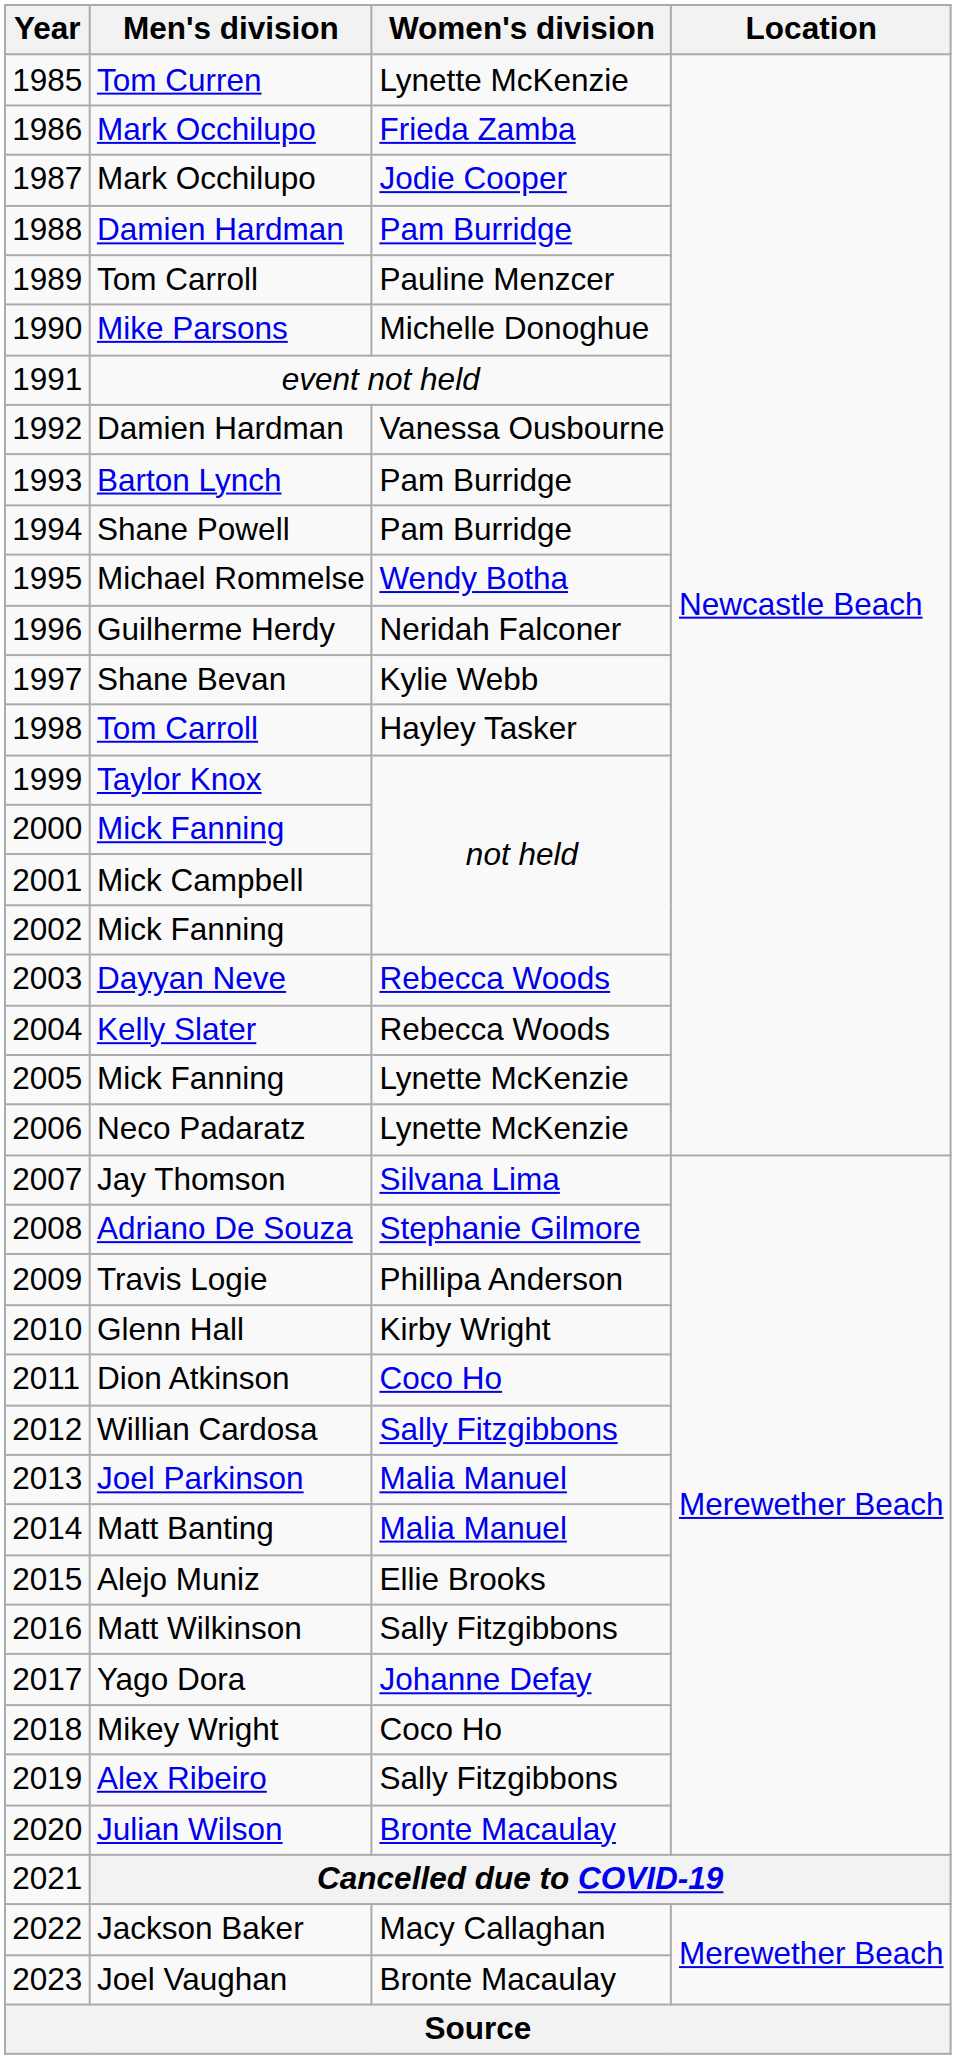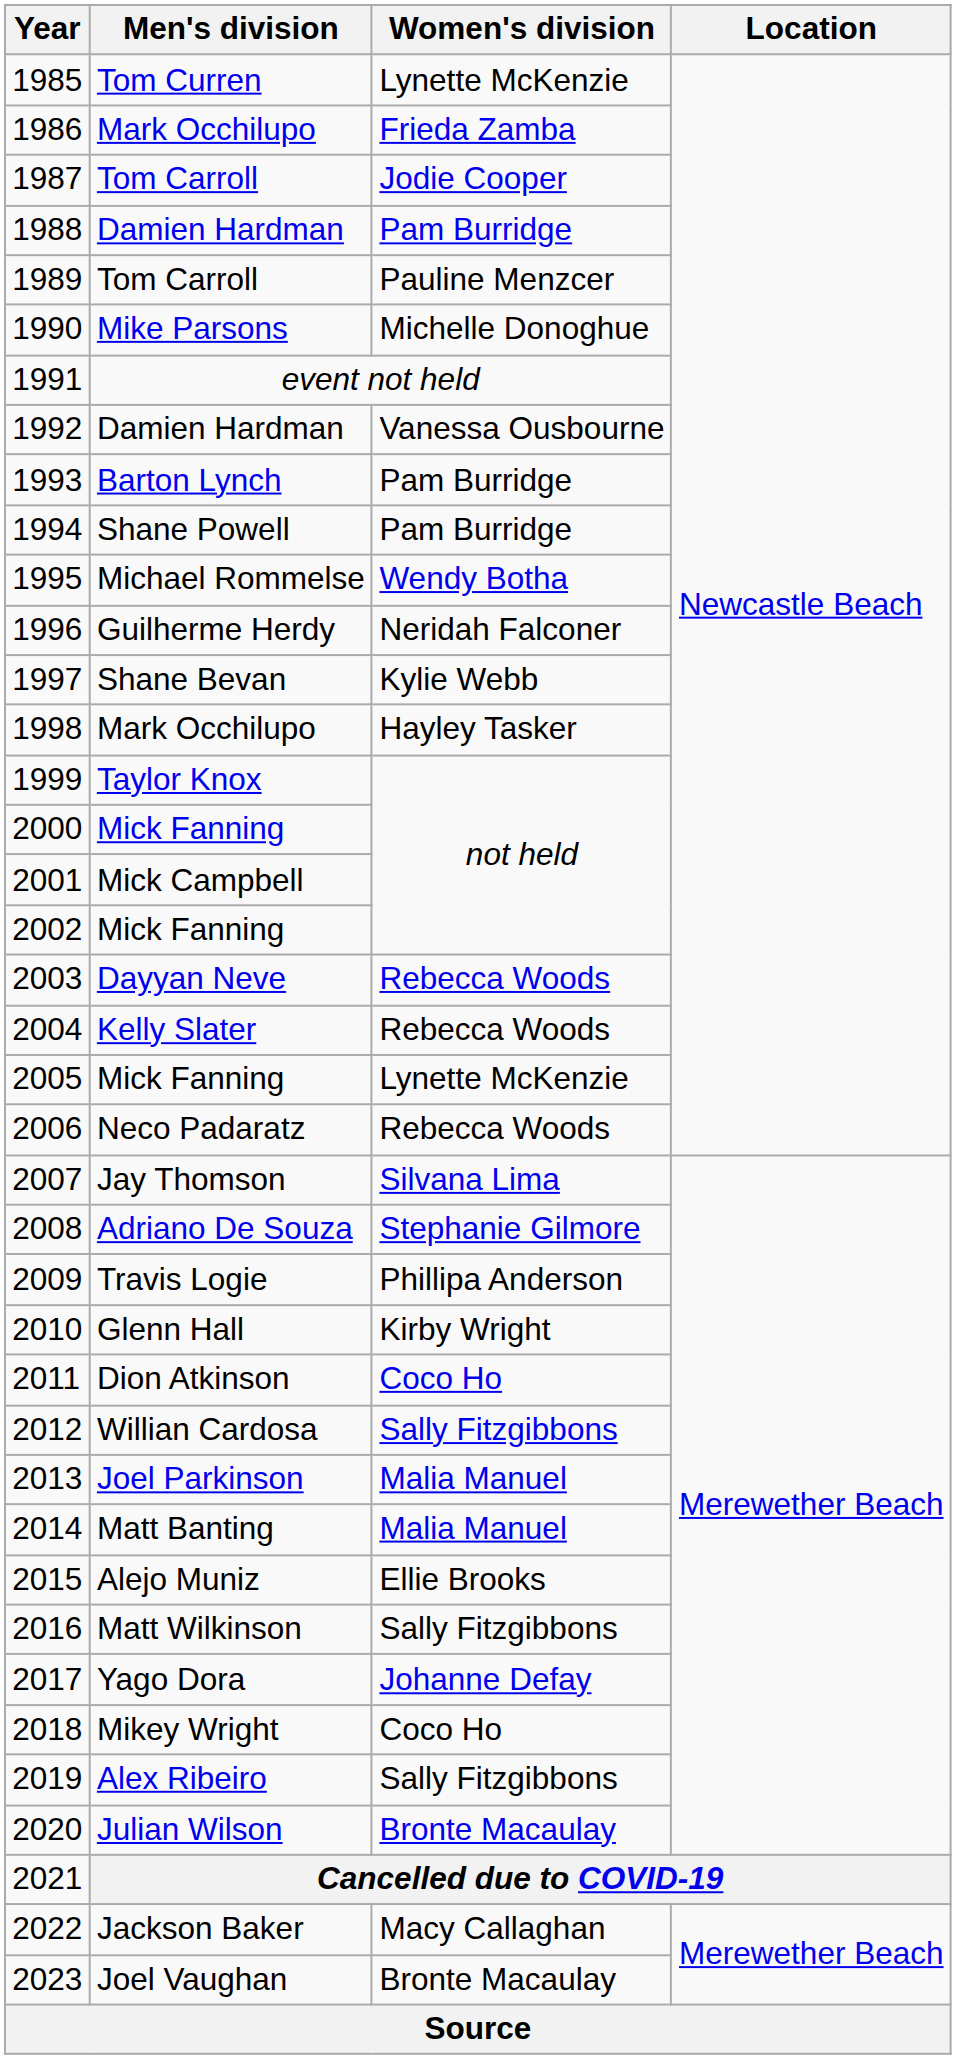(206, 179) Mark Occhilupo -> (177, 179) Tom Carroll
(177, 729) Tom Carroll -> (206, 729) Mark Occhilupo
(504, 1129) Lynette McKenzie -> (495, 1129) Rebecca Woods
